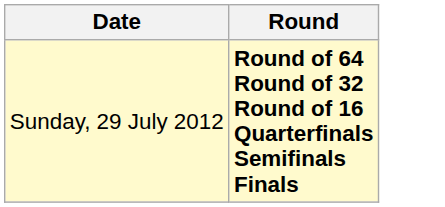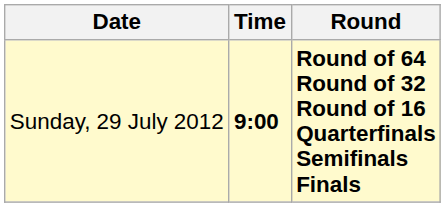+ column: (260, 22)
